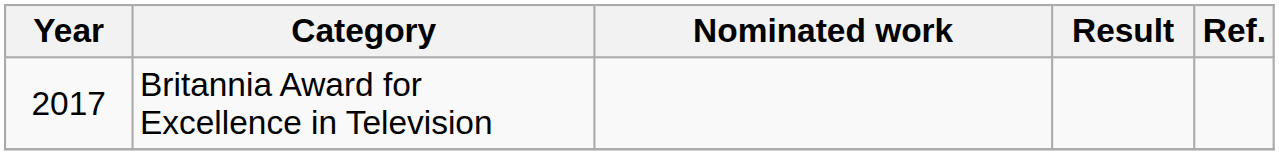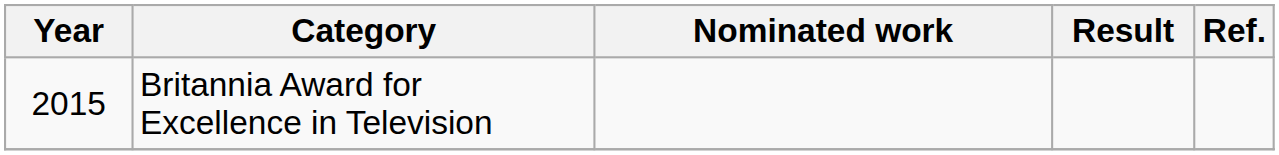(69, 102) 2017 -> (69, 102) 2015
